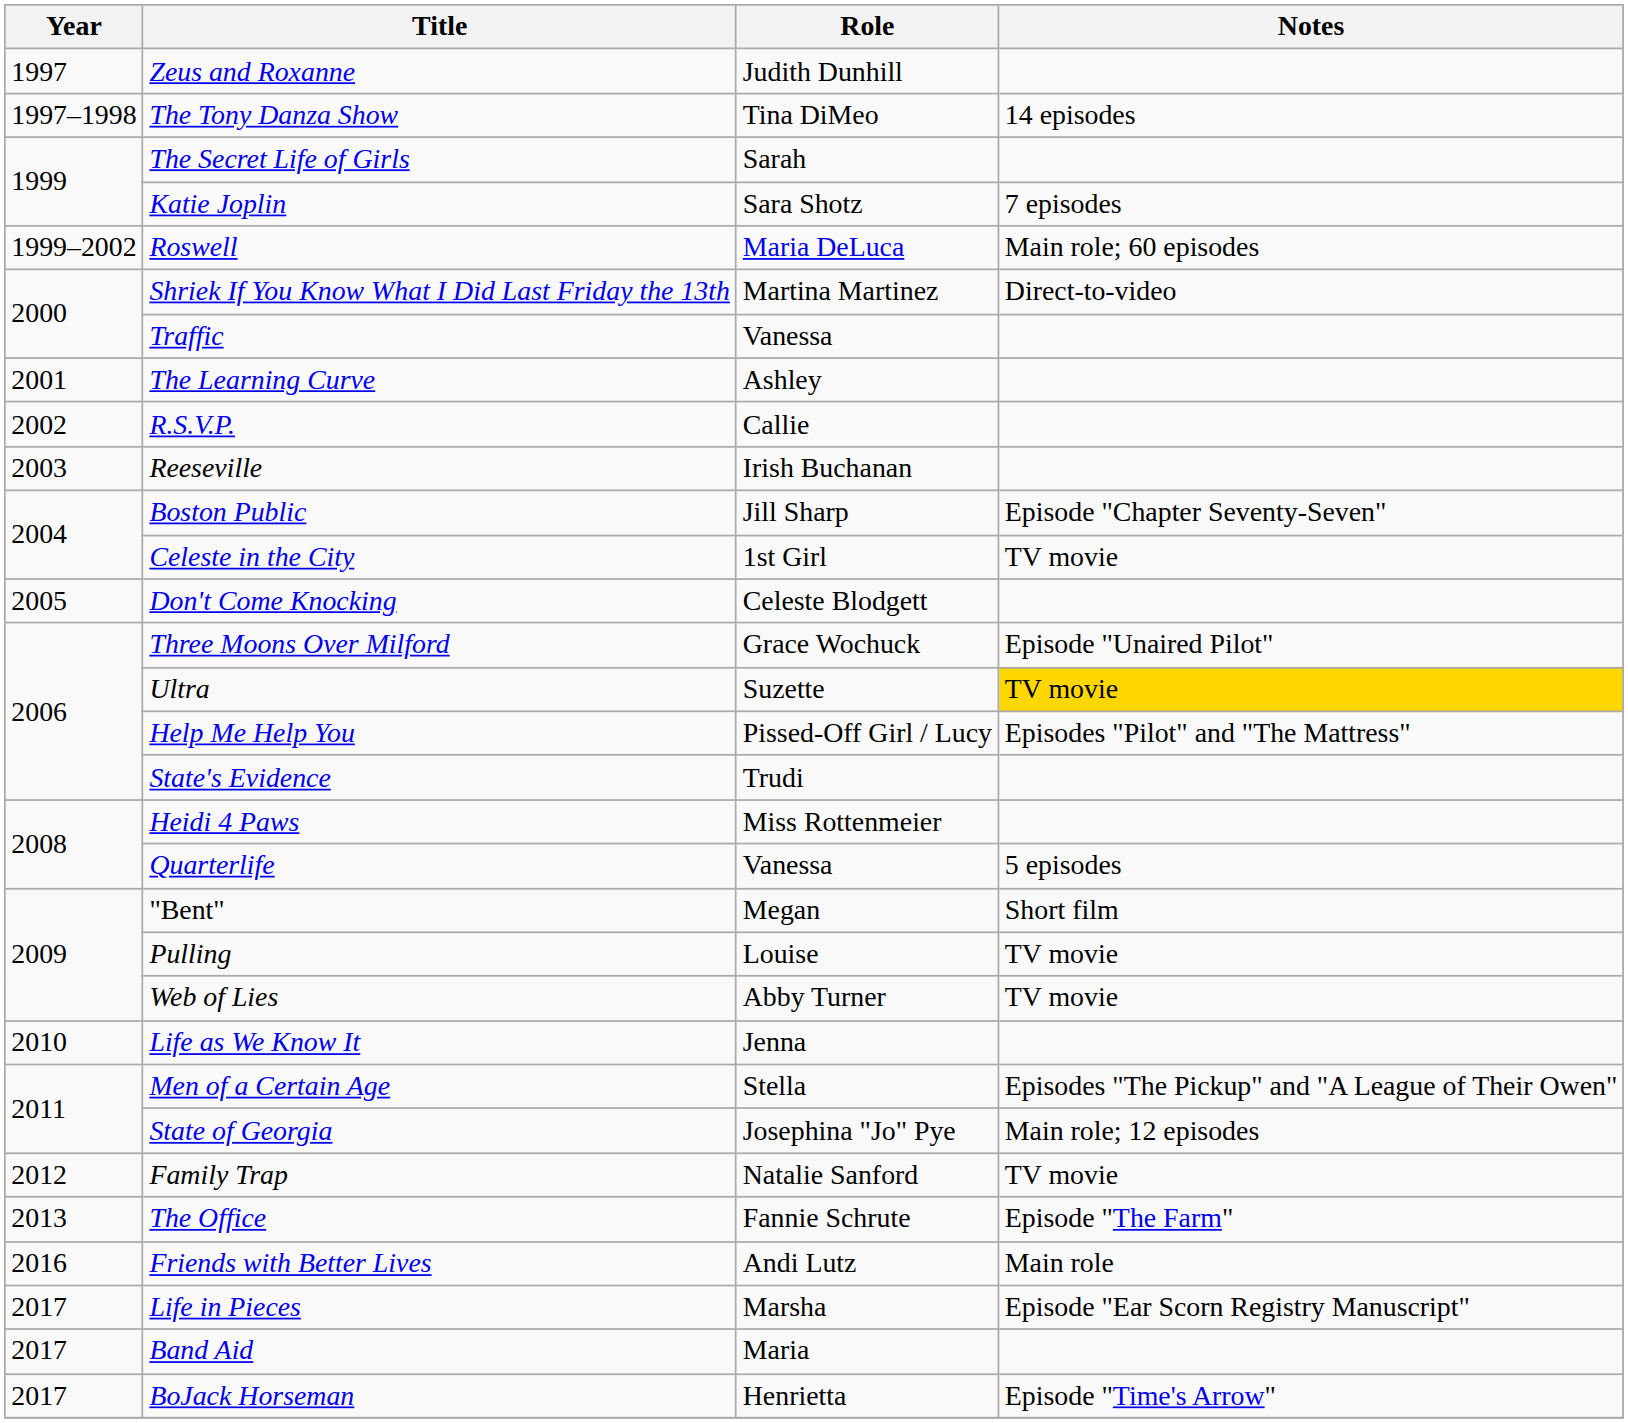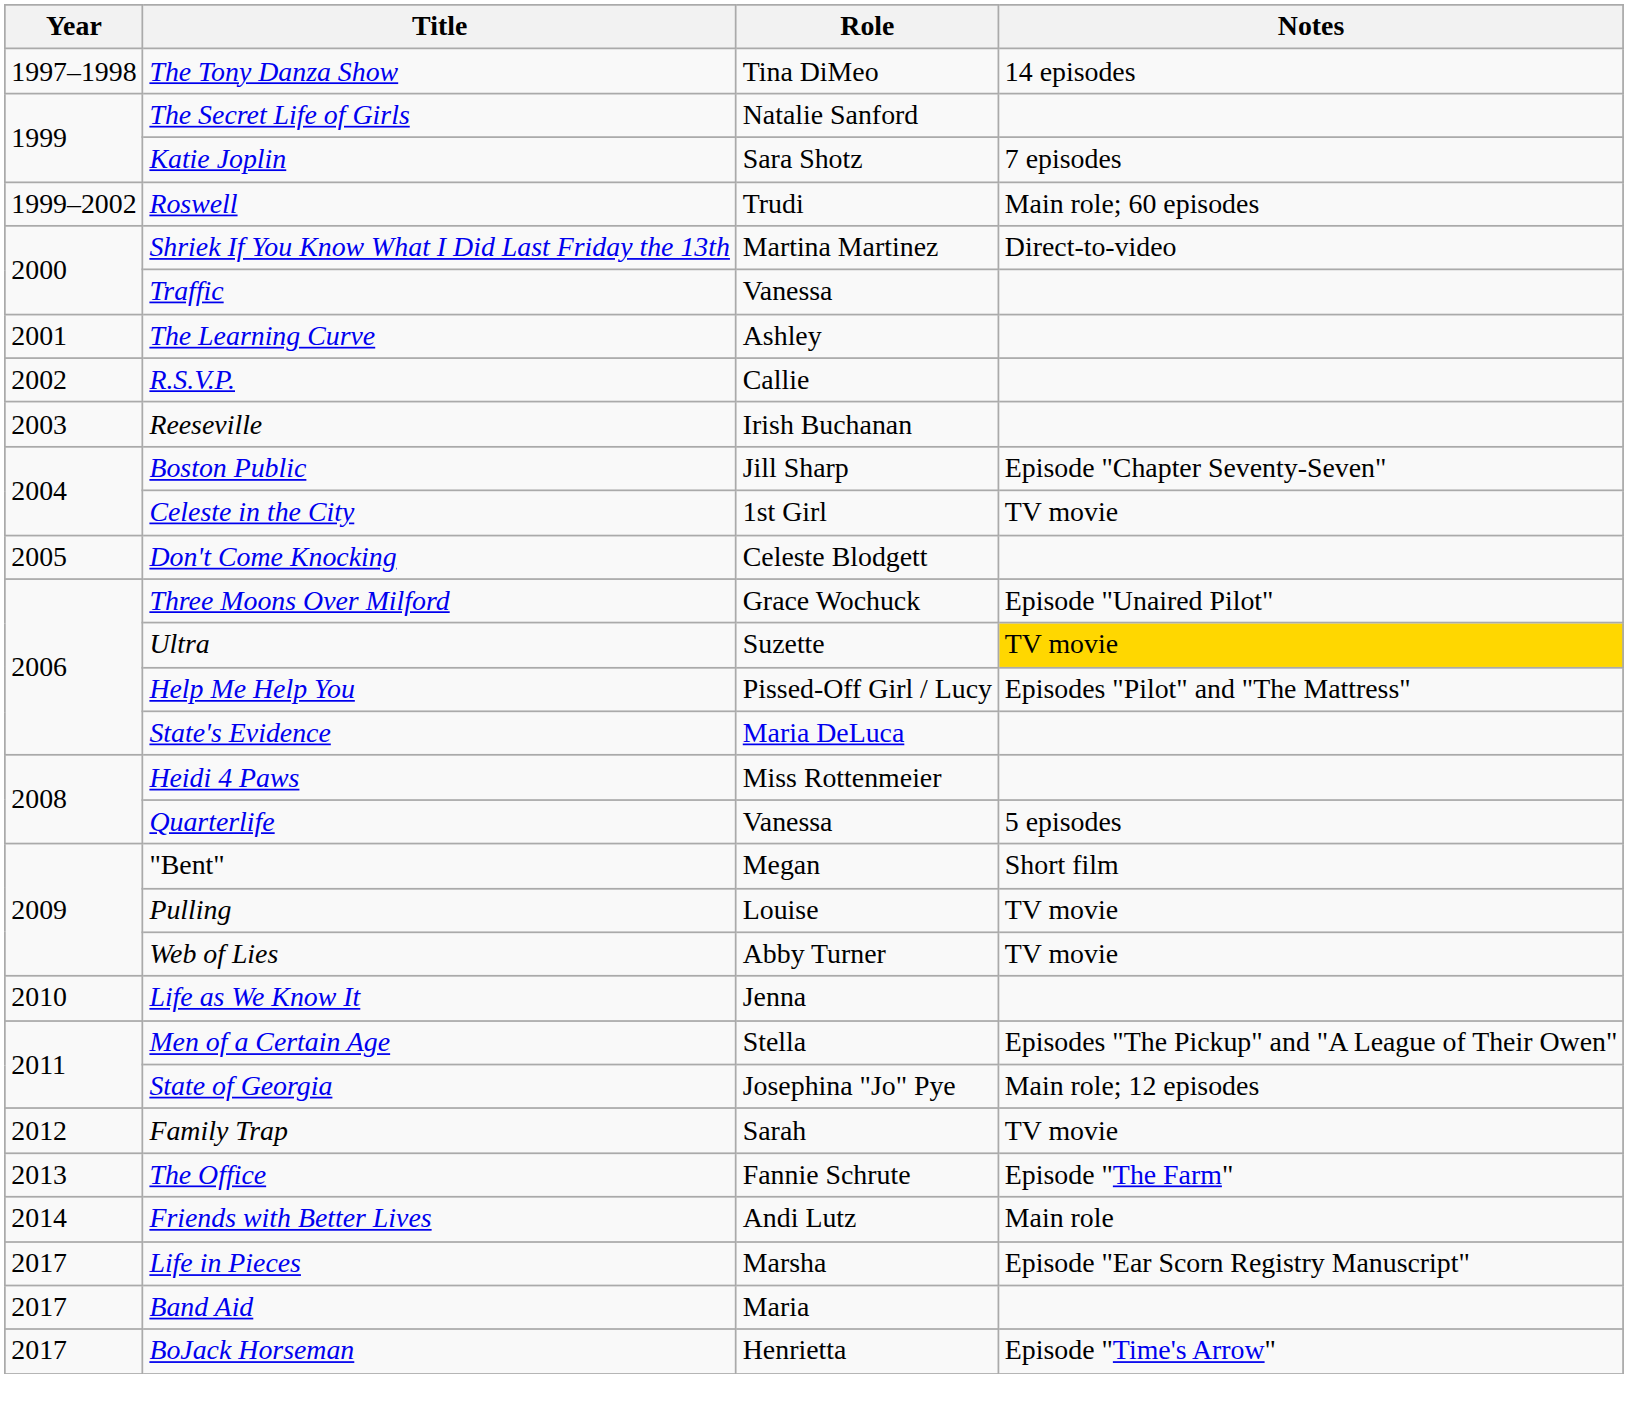- row: (252, 70)
(774, 159) Sarah -> (831, 114) Natalie Sanford
(824, 247) Maria DeLuca -> (773, 203) Trudi
(773, 777) Trudi -> (824, 733) Maria DeLuca
(831, 1174) Natalie Sanford -> (774, 1130) Sarah
(39, 1262) 2016 -> (39, 1218) 2014
